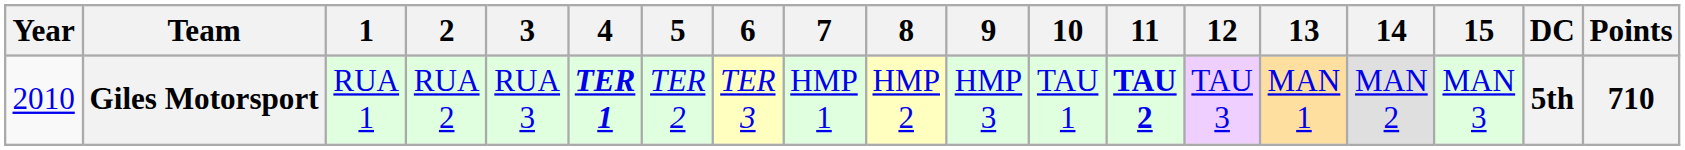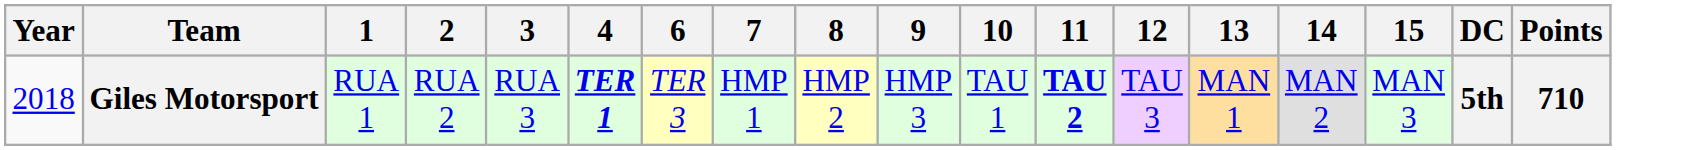- column: (678, 29)
(44, 99) 2010 -> (44, 99) 2018
